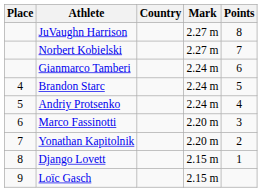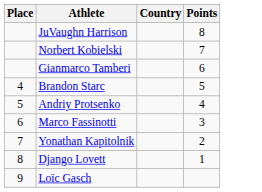- column: (203, 13)
